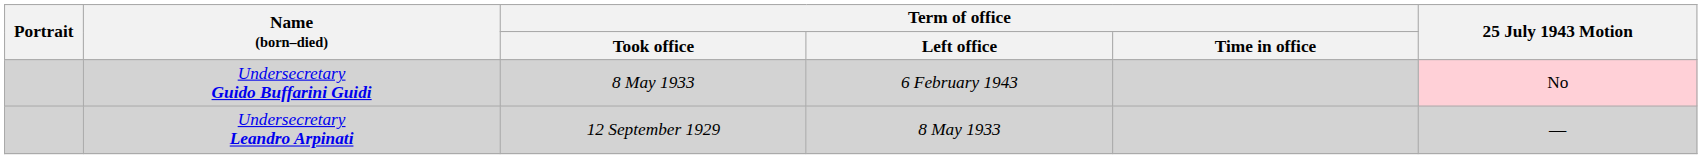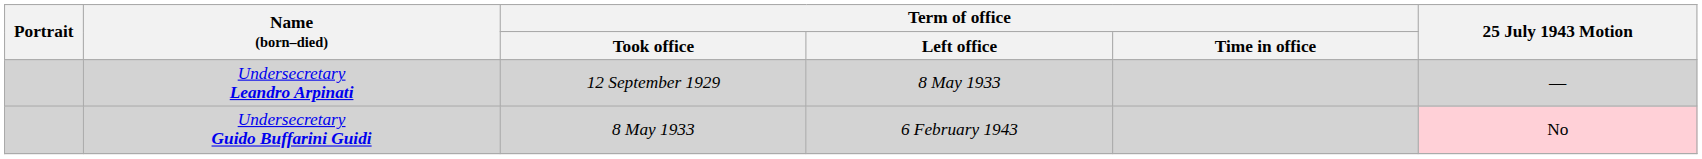rows swapped: (292, 129) <-> (292, 82)
